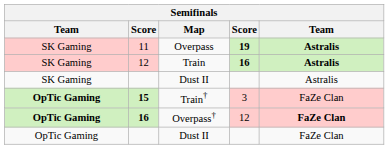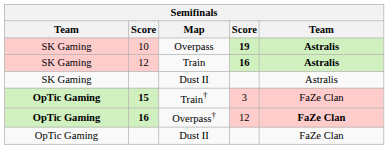(144, 46) 11 -> (144, 46) 10
